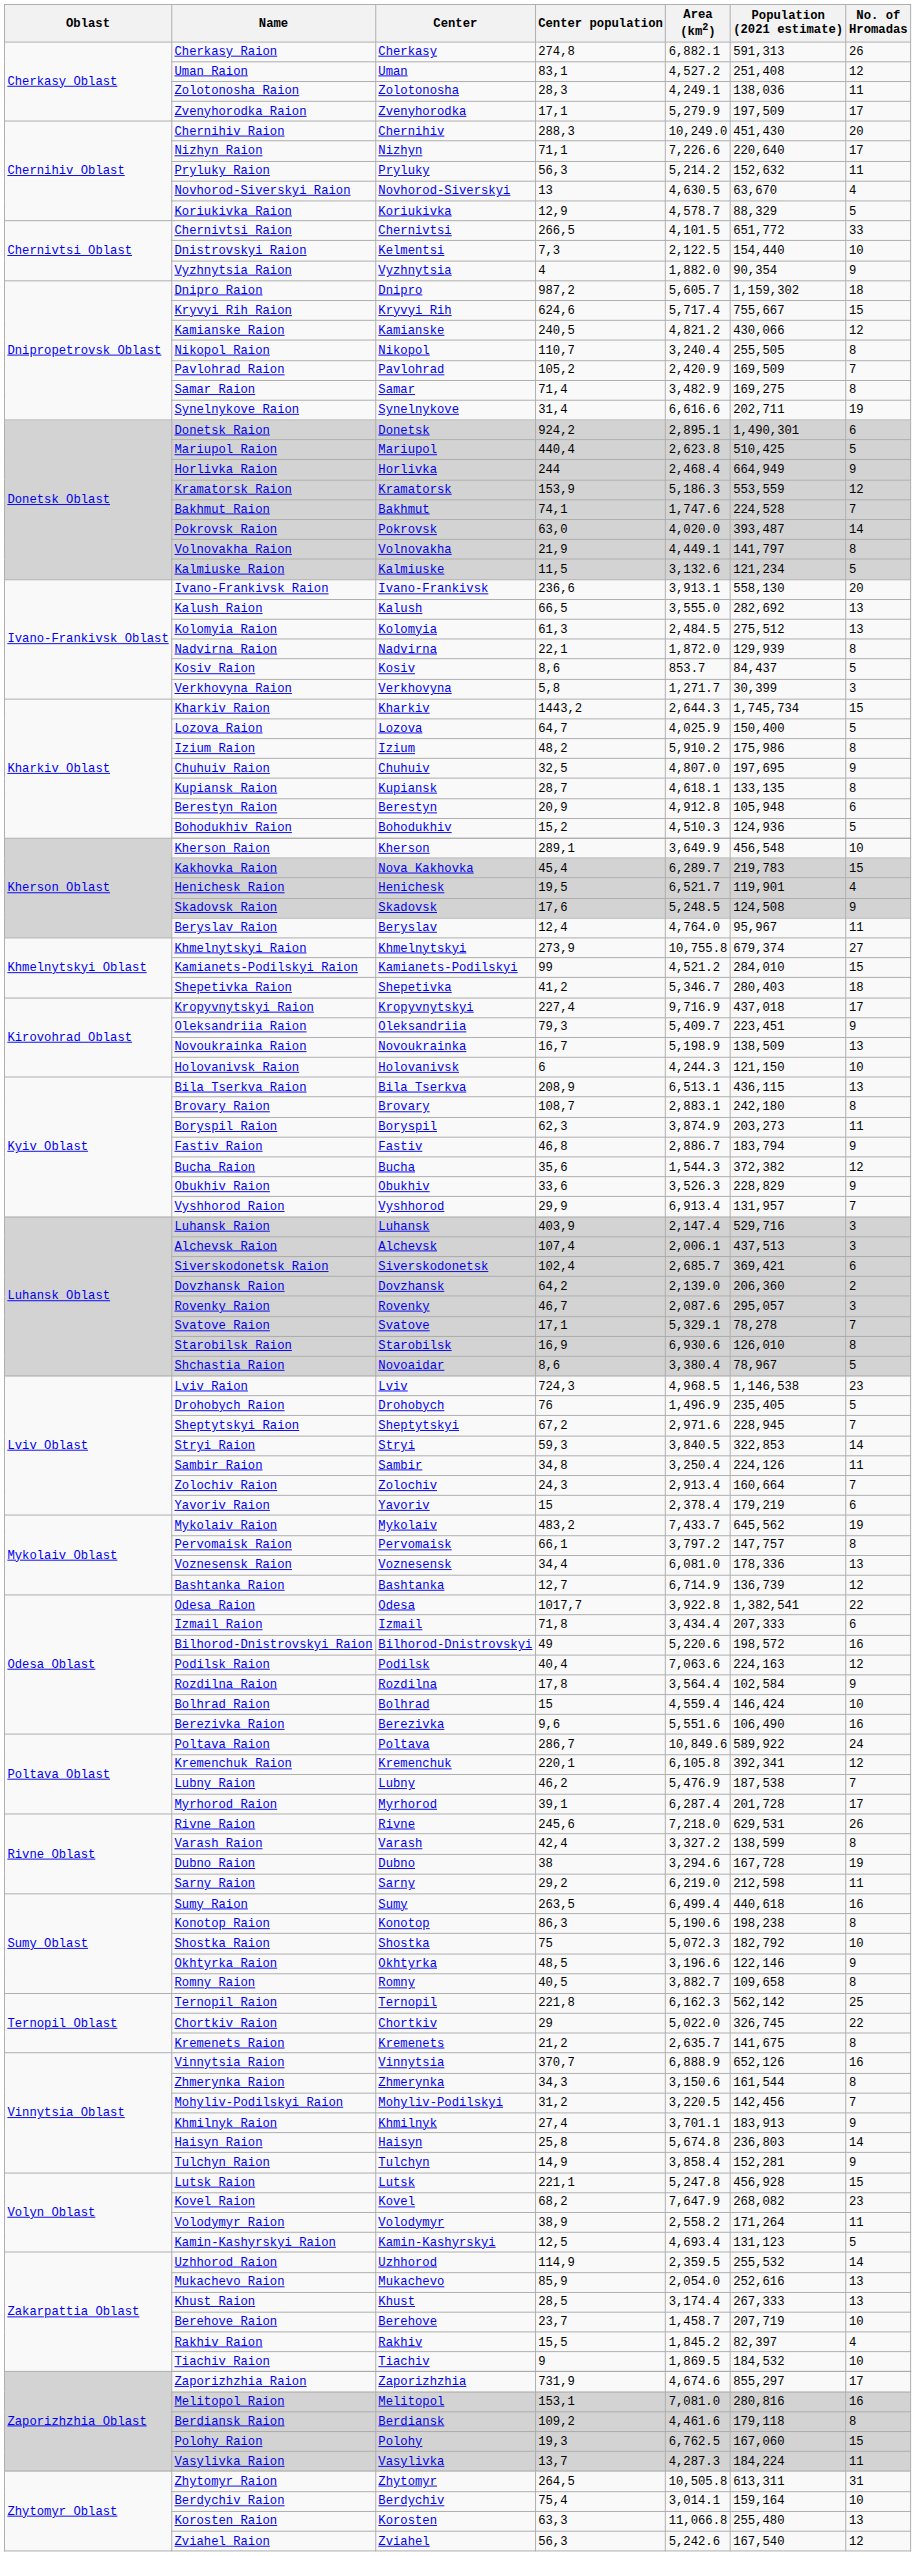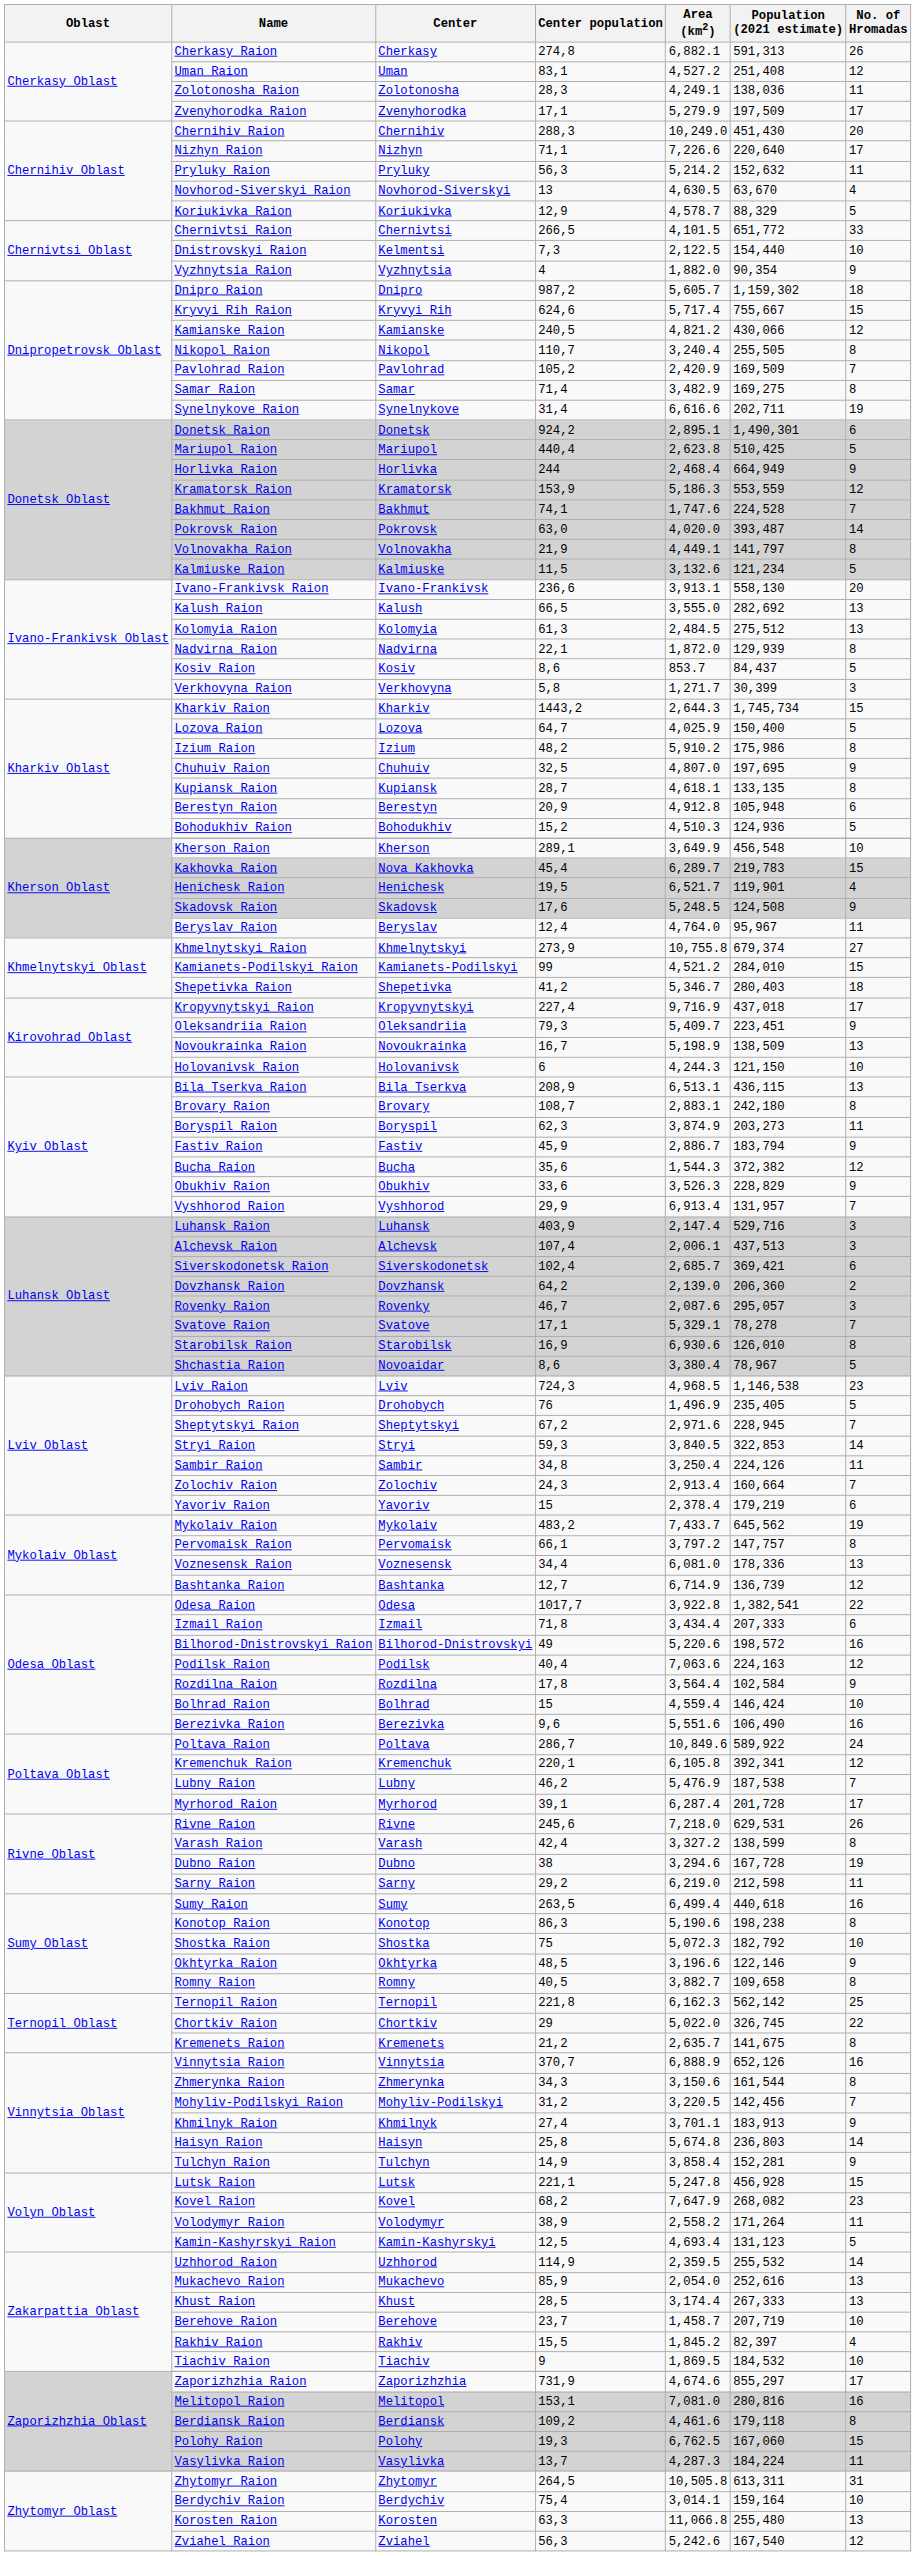(553, 1147) 46,8 -> (553, 1147) 45,9
